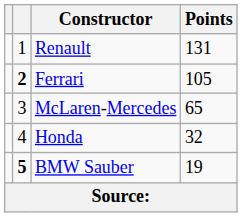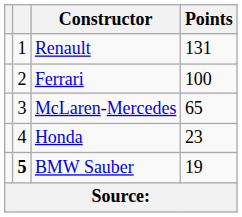(22, 78) bold -> (22, 78) normal
(198, 78) 105 -> (198, 78) 100
(194, 137) 32 -> (194, 137) 23
